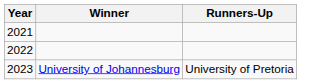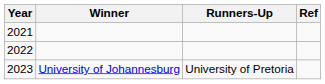+ column: (309, 13)
